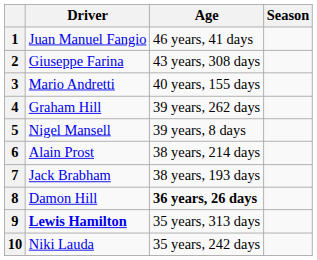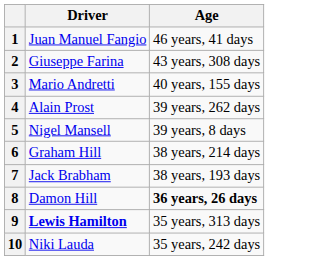- column: (288, 15)
(65, 107) Graham Hill -> (61, 107) Alain Prost
(61, 152) Alain Prost -> (65, 152) Graham Hill
